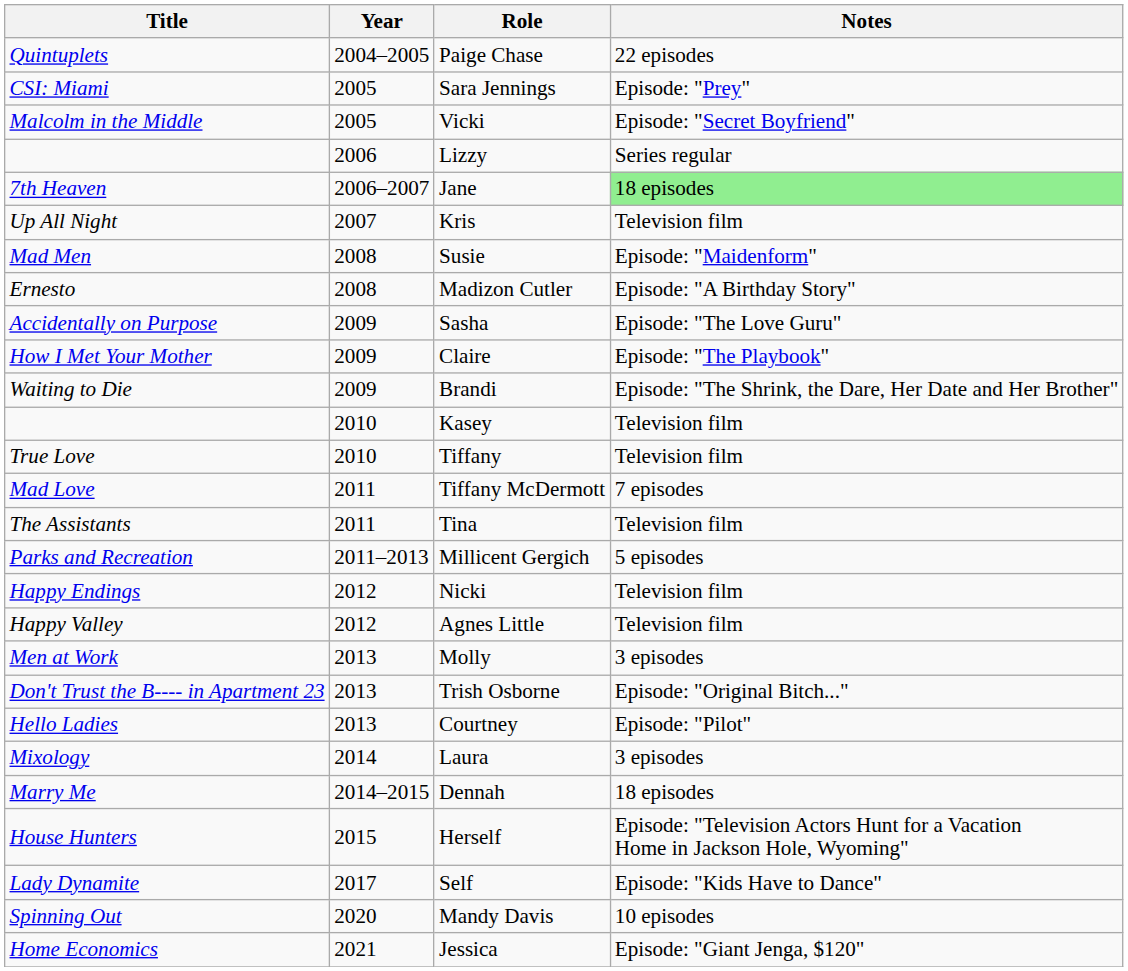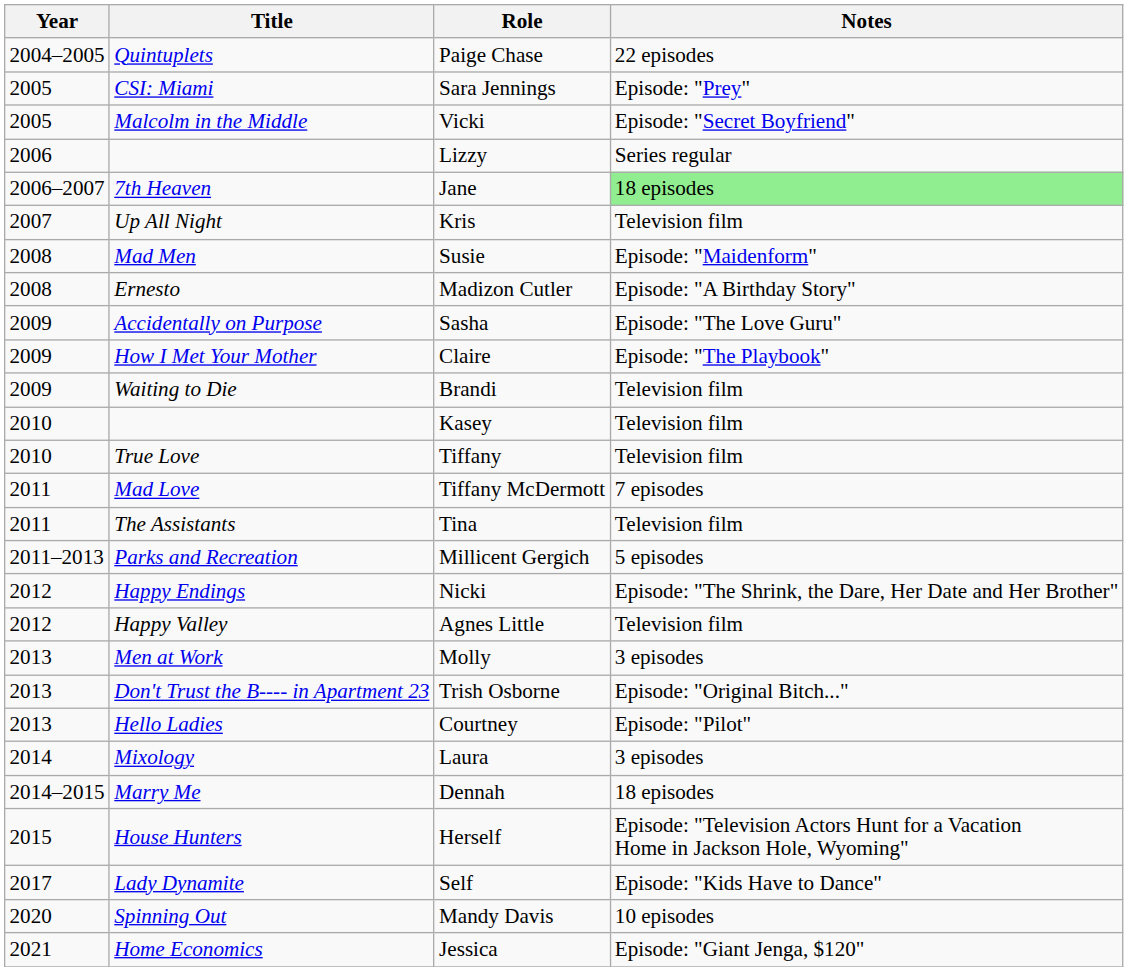columns swapped: (382, 21) <-> (167, 21)
(867, 389) Episode: "The Shrink, the Dare, Her Date and Her Brother" -> (679, 389) Television film
(679, 590) Television film -> (867, 590) Episode: "The Shrink, the Dare, Her Date and Her Brother"
